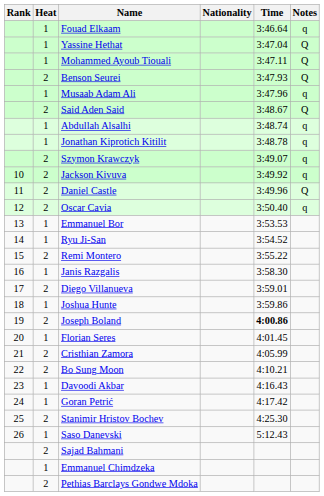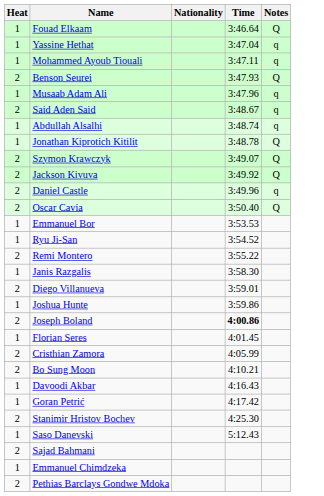- column: (19, 12)
(305, 28) q -> (276, 28) Q
(305, 45) Q -> (276, 45) q
(305, 61) Q -> (276, 61) q
(305, 110) Q -> (276, 110) q
(305, 142) q -> (276, 142) Q
(305, 158) q -> (276, 158) Q
(305, 175) q -> (276, 175) Q
(305, 191) Q -> (276, 191) q
(305, 207) q -> (276, 207) Q
